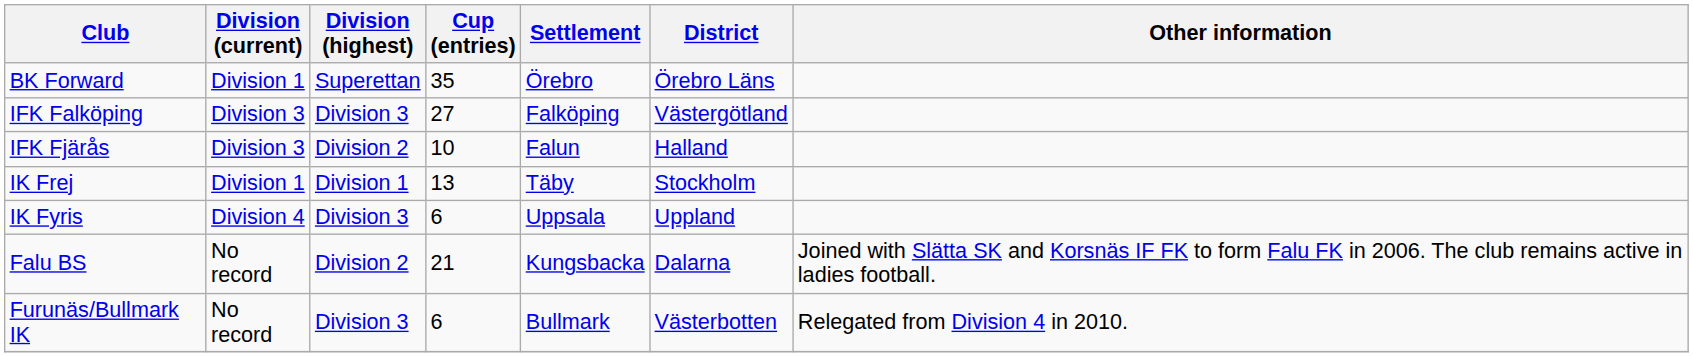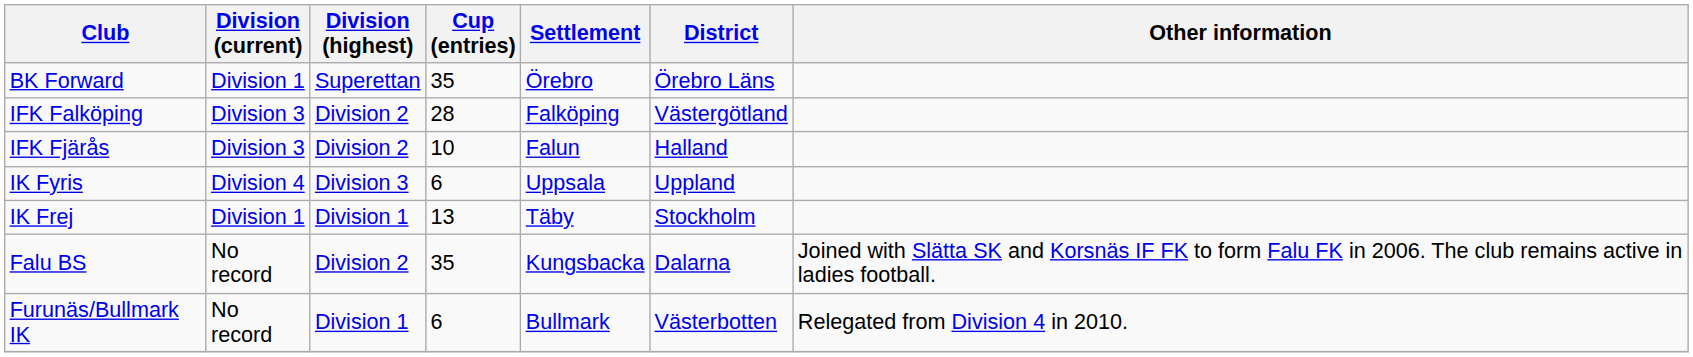(362, 114) Division 3 -> (362, 114) Division 2
(443, 114) 27 -> (443, 114) 28
rows swapped: (41, 182) <-> (46, 217)
(443, 263) 21 -> (443, 263) 35
(362, 322) Division 3 -> (362, 322) Division 1
